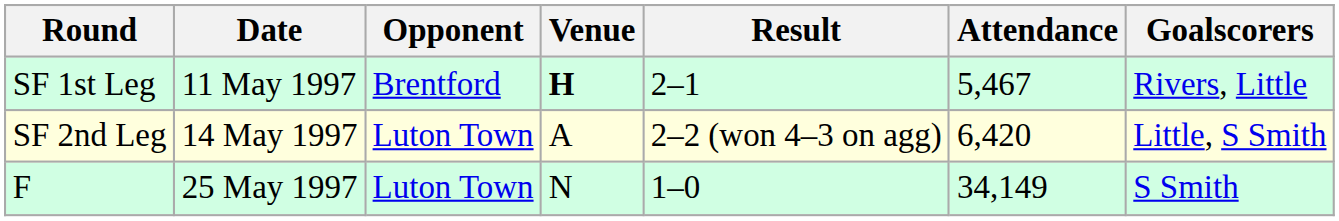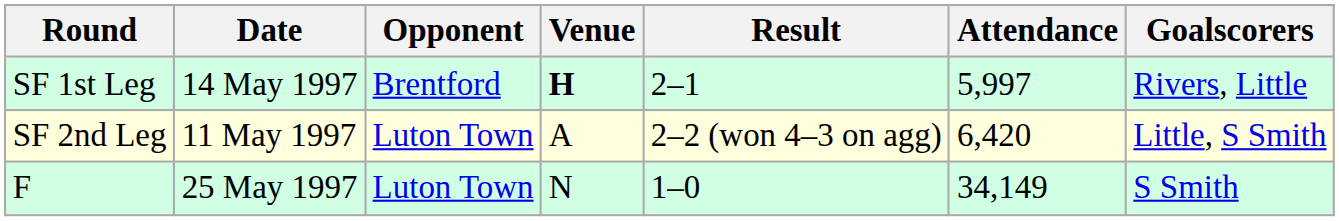(269, 82) 11 May 1997 -> (270, 82) 14 May 1997
(994, 82) 5,467 -> (994, 82) 5,997
(270, 135) 14 May 1997 -> (269, 135) 11 May 1997
